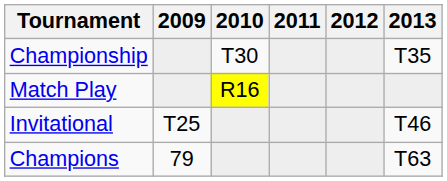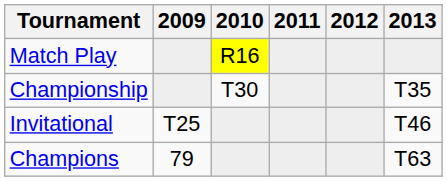rows swapped: (63, 90) <-> (79, 55)
